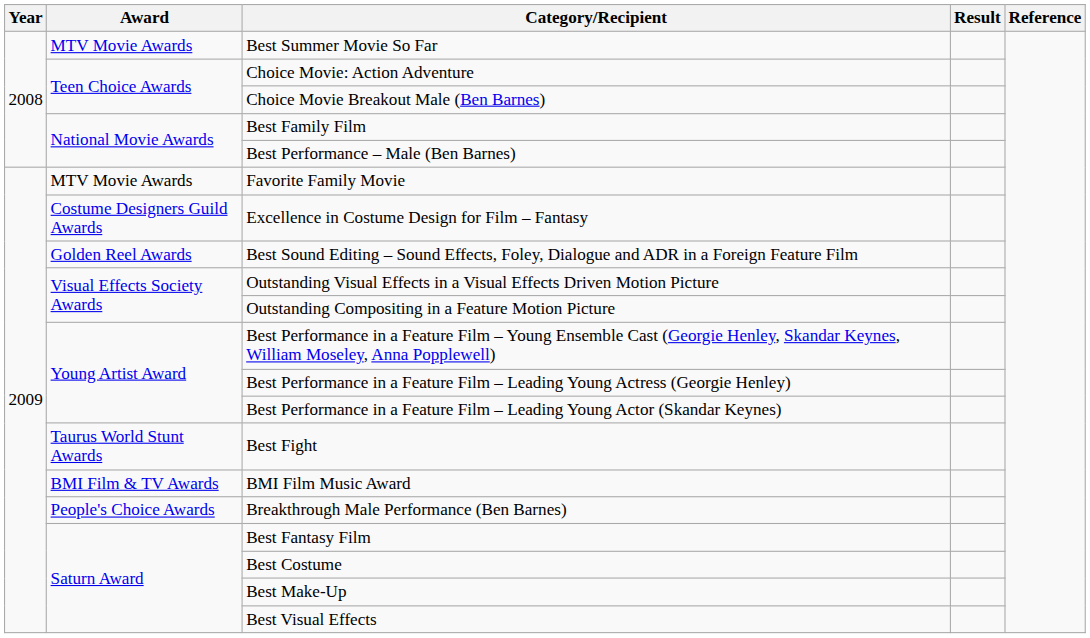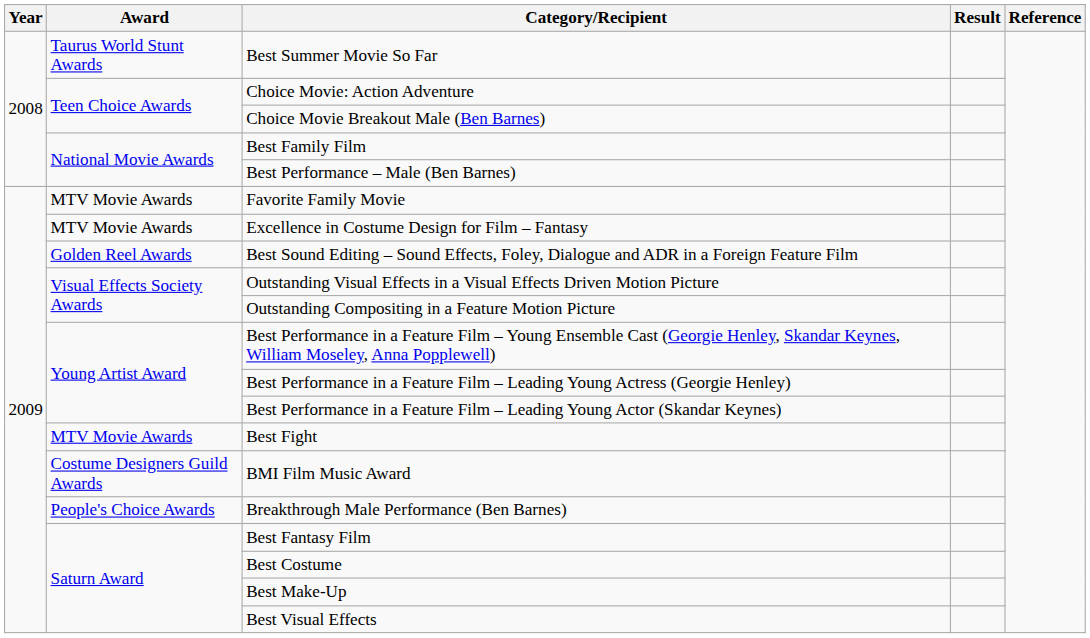(121, 45) MTV Movie Awards -> (117, 54) Taurus World Stunt Awards
(139, 217) Costume Designers Guild Awards -> (121, 227) MTV Movie Awards
(117, 446) Taurus World Stunt Awards -> (121, 436) MTV Movie Awards
(135, 483) BMI Film & TV Awards -> (139, 473) Costume Designers Guild Awards
